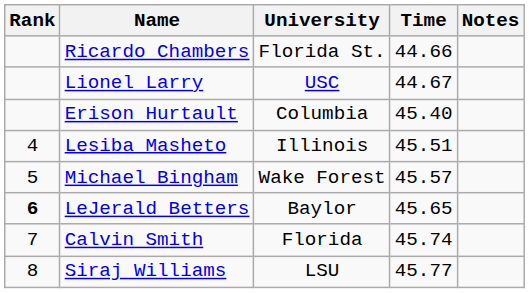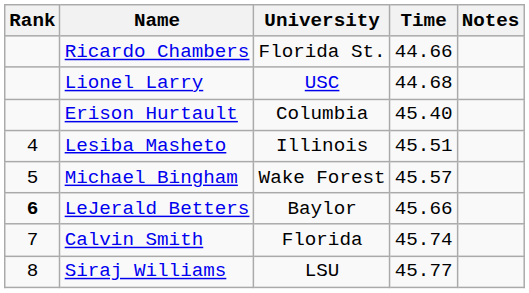(424, 83) 44.67 -> (424, 83) 44.68
(424, 209) 45.65 -> (424, 209) 45.66
